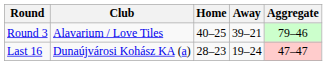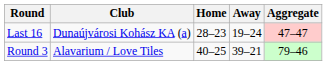rows swapped: (27, 32) <-> (25, 51)
